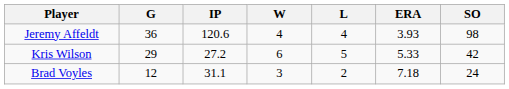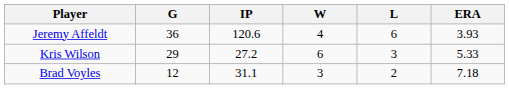- column: (472, 14)
(344, 34) 4 -> (394, 34) 6
(344, 53) 5 -> (394, 53) 3
